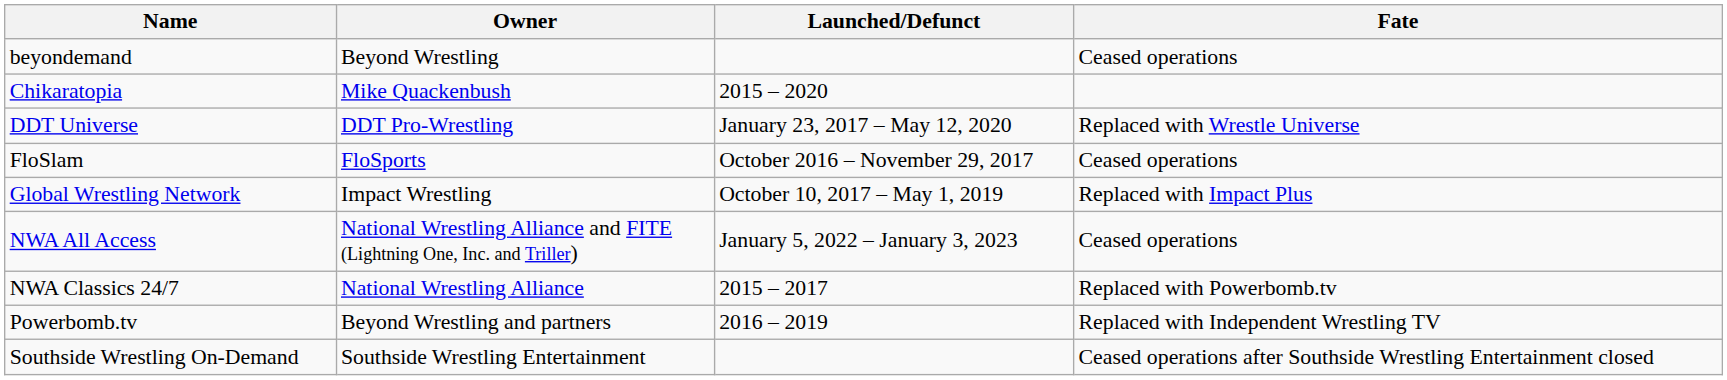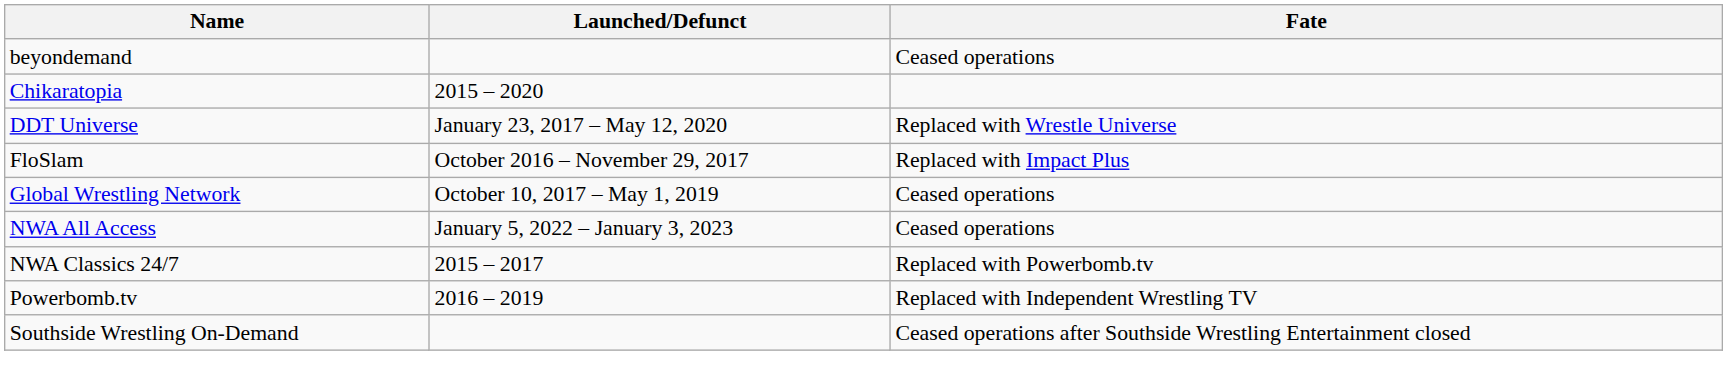- column: (525, 21)
(1158, 159) Ceased operations -> (1012, 159) Replaced with Impact Plus
(1196, 194) Replaced with Impact Plus -> (975, 194) Ceased operations
